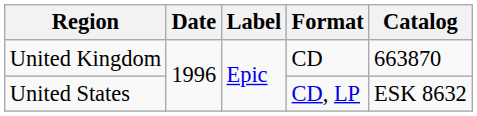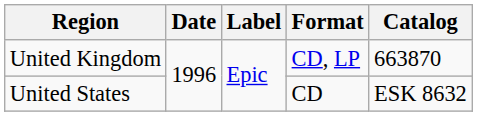(307, 57) CD -> (326, 57) CD, LP
(326, 93) CD, LP -> (307, 93) CD
